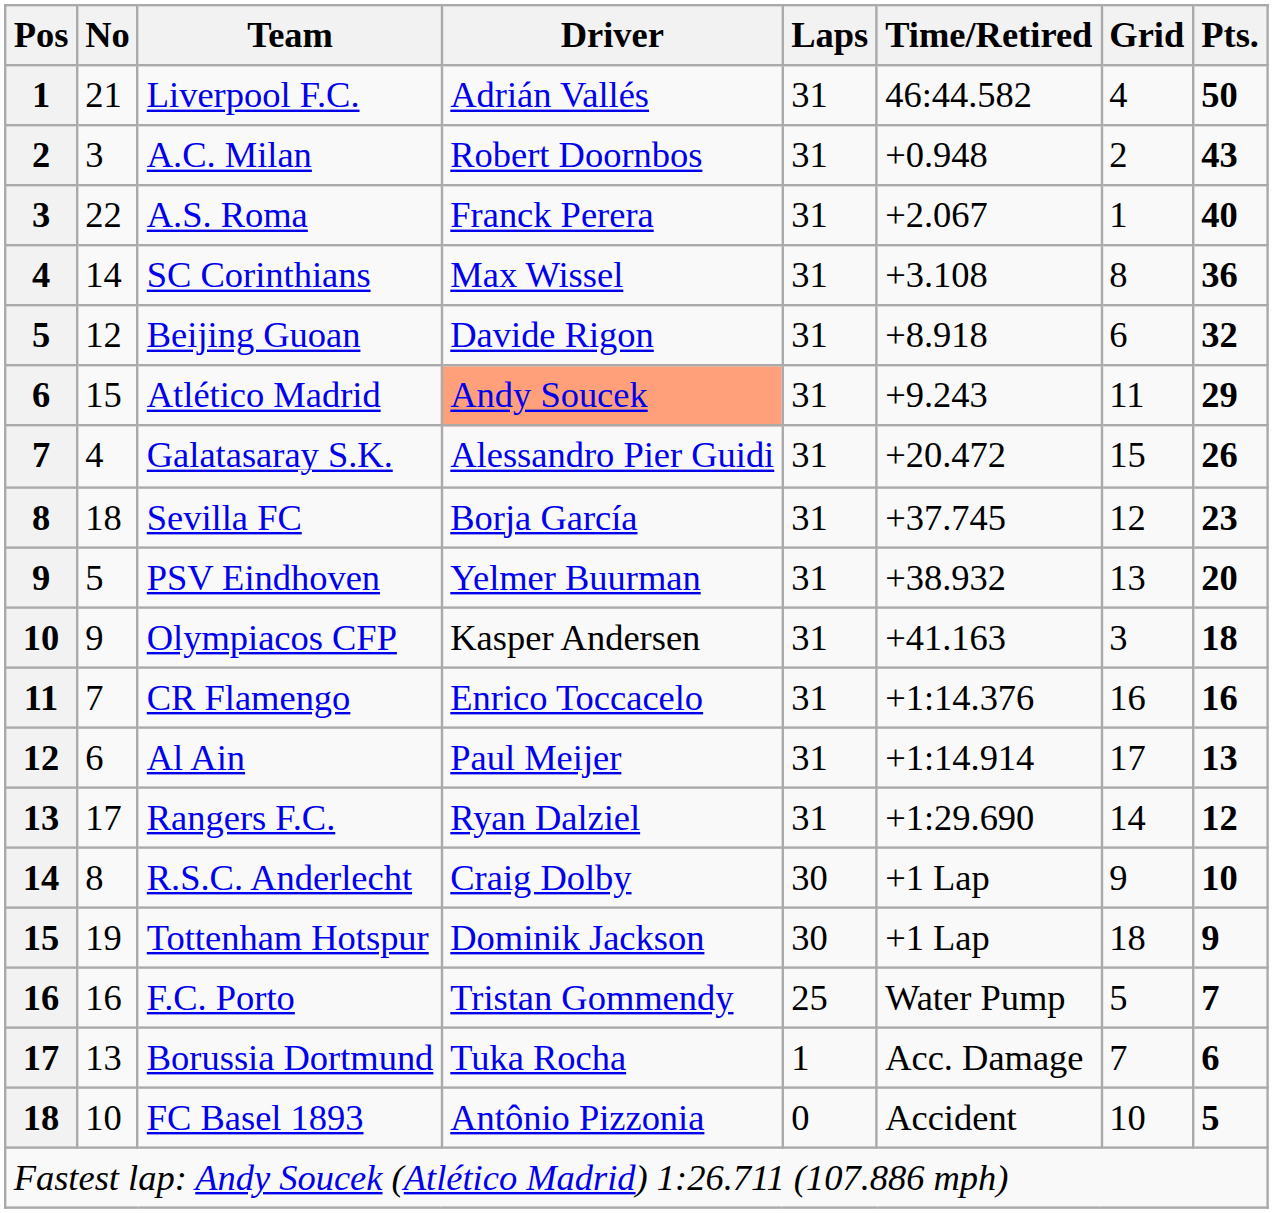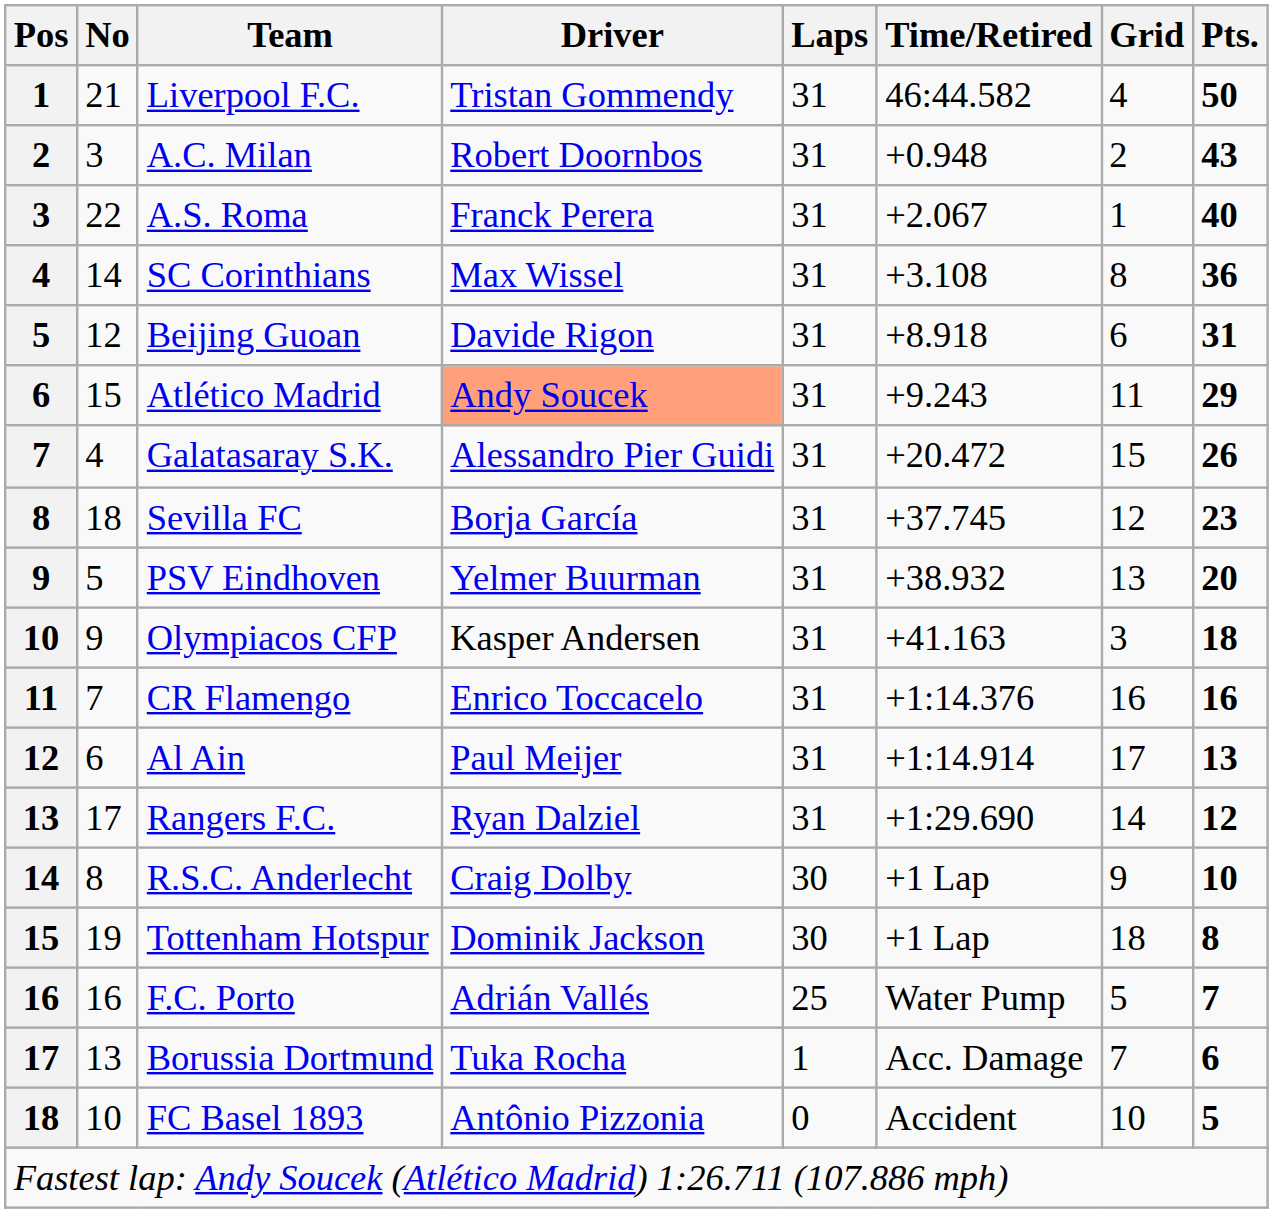(550, 94) Adrián Vallés -> (592, 94) Tristan Gommendy
(1219, 335) 32 -> (1219, 335) 31
(1210, 937) 9 -> (1210, 937) 8
(592, 997) Tristan Gommendy -> (550, 997) Adrián Vallés
